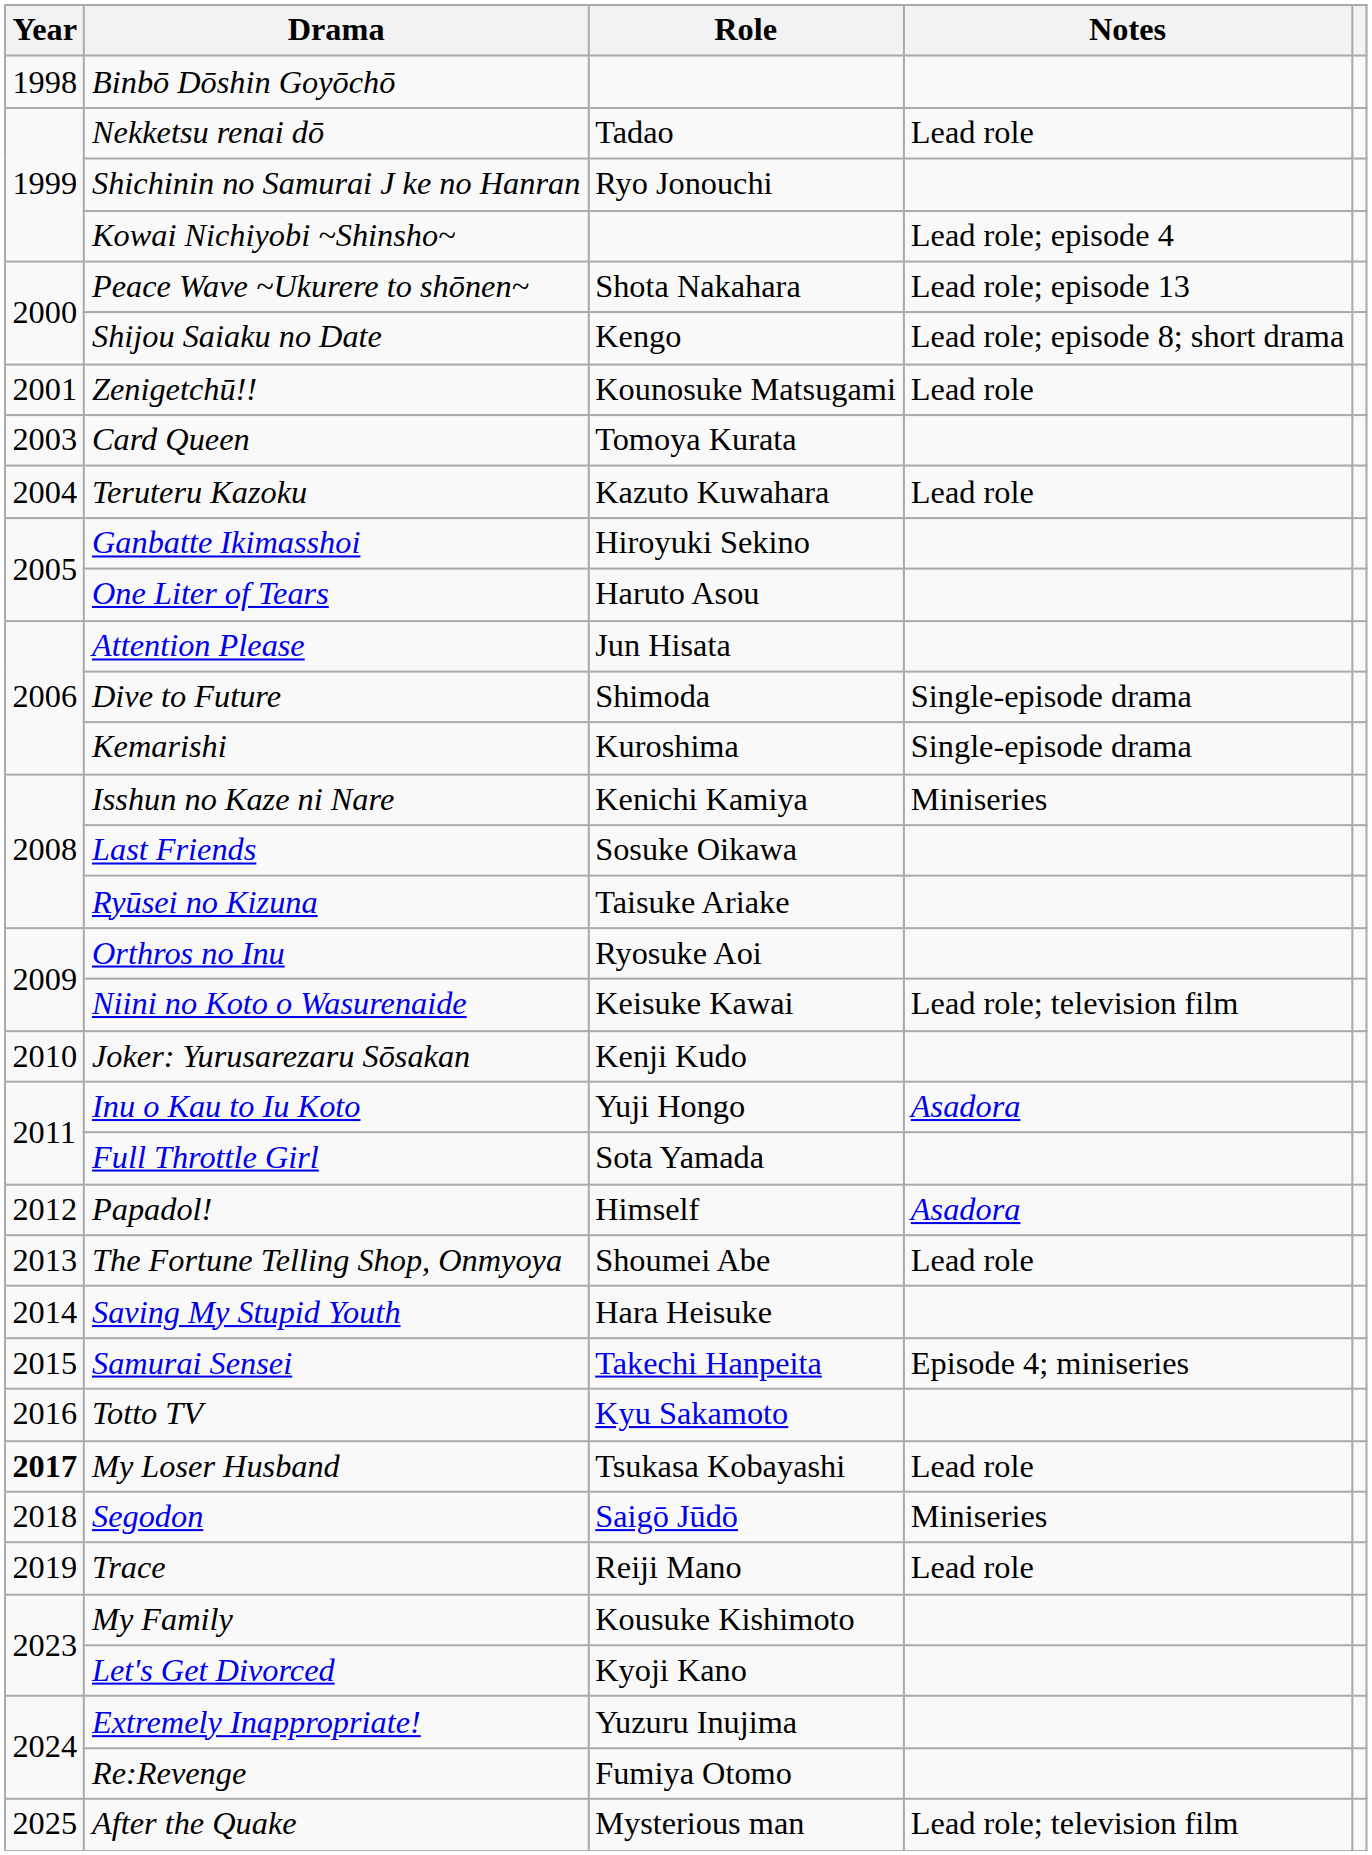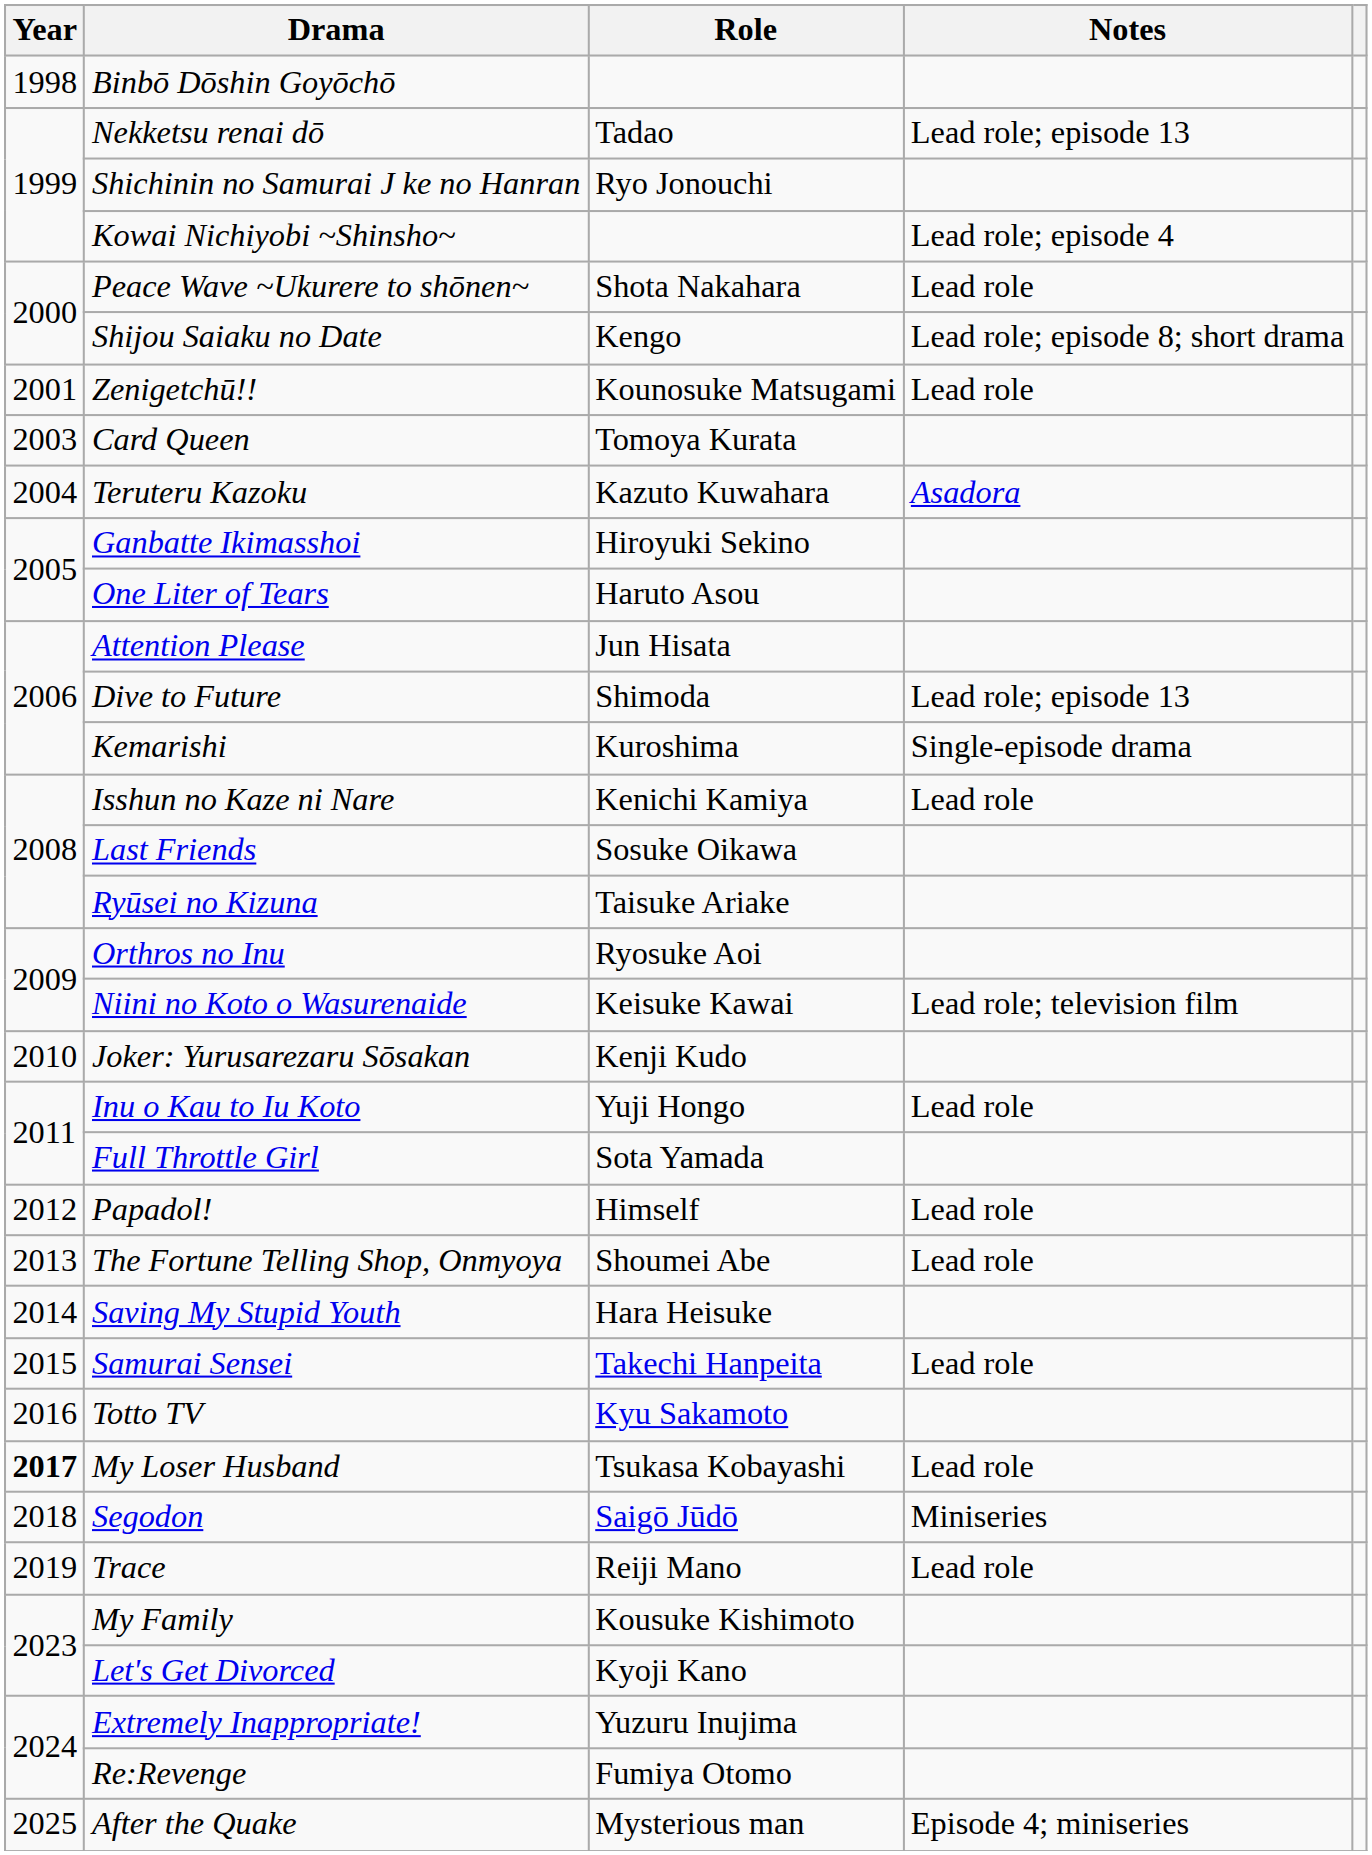(972, 132) Lead role -> (1050, 132) Lead role; episode 13
(1050, 286) Lead role; episode 13 -> (972, 286) Lead role
(972, 491) Lead role -> (966, 491) Asadora
(1051, 696) Single-episode drama -> (1050, 696) Lead role; episode 13
(979, 798) Miniseries -> (972, 798) Lead role
(966, 1106) Asadora -> (972, 1106) Lead role
(966, 1209) Asadora -> (972, 1209) Lead role
(1050, 1362) Episode 4; miniseries -> (972, 1362) Lead role
(1075, 1824) Lead role; television film -> (1050, 1824) Episode 4; miniseries
